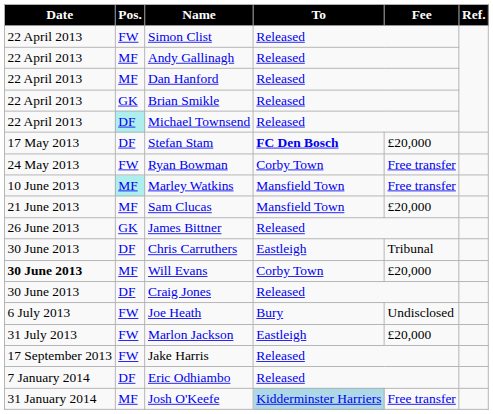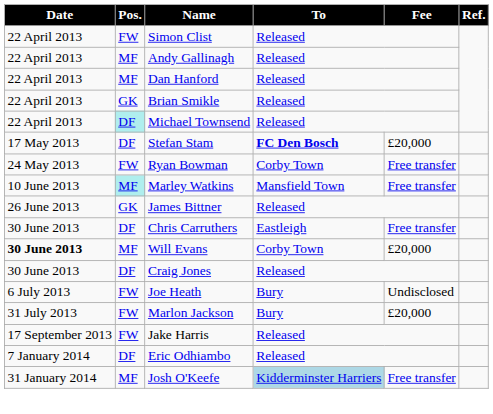- row: (180, 206)
(410, 249) Tribunal -> (422, 228) Free transfer
(281, 334) Eastleigh -> (270, 313) Bury
